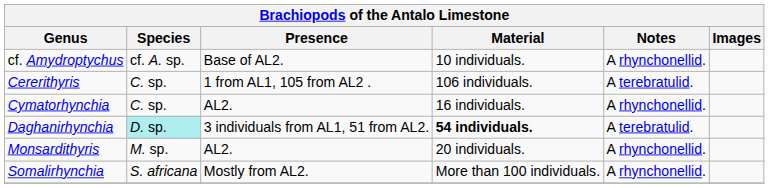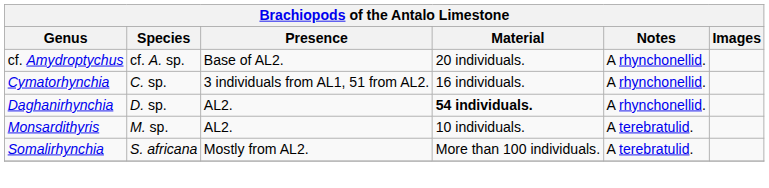(480, 60) 10 individuals. -> (480, 60) 20 individuals.
- row: (44, 82)
(218, 104) AL2. -> (316, 82) 3 individuals from AL1, 51 from AL2.
(148, 127) paleturquoise background -> (148, 104) no background
(316, 127) 3 individuals from AL1, 51 from AL2. -> (218, 104) AL2.
(650, 127) A terebratulid. -> (656, 104) A rhynchonellid.
(480, 149) 20 individuals. -> (480, 127) 10 individuals.
(656, 149) A rhynchonellid. -> (650, 127) A terebratulid.
(656, 171) A rhynchonellid. -> (650, 149) A terebratulid.
